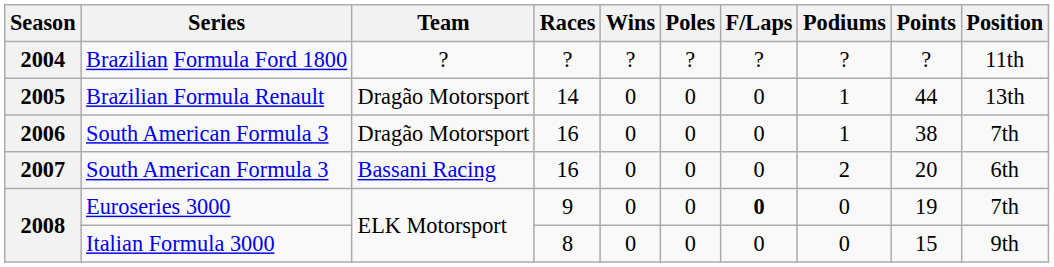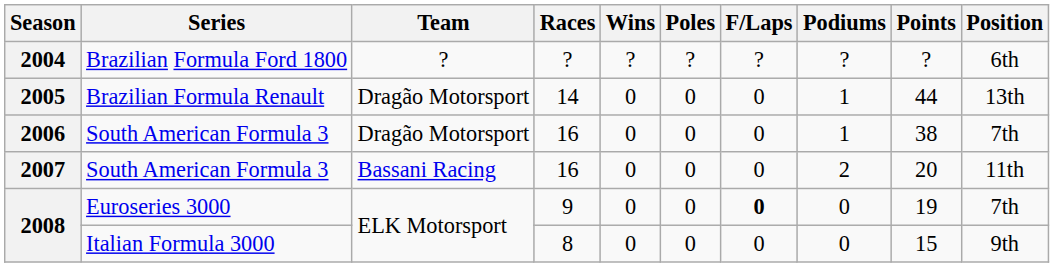(1005, 59) 11th -> (1005, 59) 6th
(1005, 170) 6th -> (1005, 170) 11th
